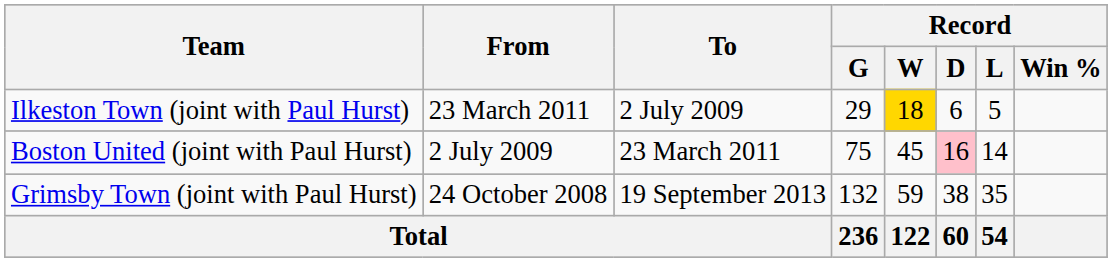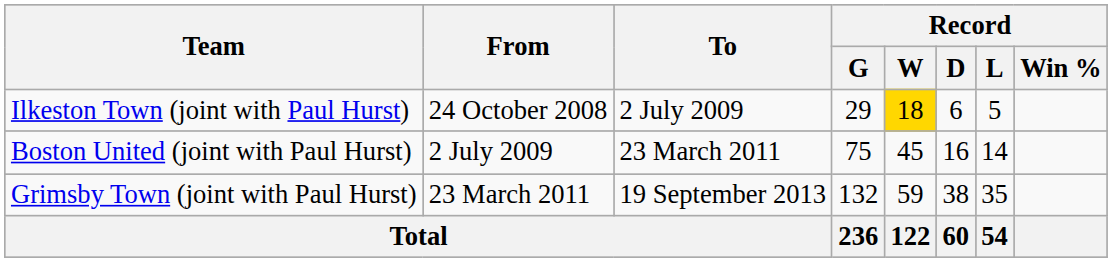(509, 109) 23 March 2011 -> (518, 109) 24 October 2008
(956, 151) pink background -> (956, 151) no background
(518, 194) 24 October 2008 -> (509, 194) 23 March 2011
